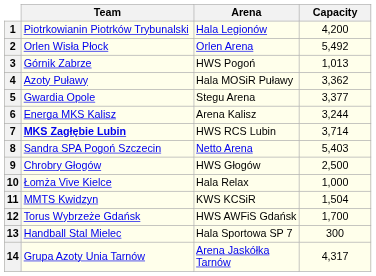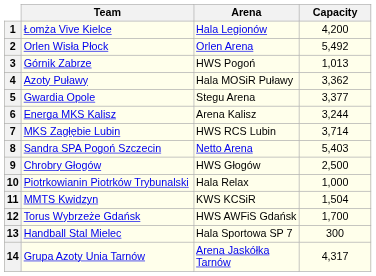(106, 30) Piotrkowianin Piotrków Trybunalski -> (68, 30) Łomża Vive Kielce
(75, 132) bold -> (72, 132) normal
(68, 183) Łomża Vive Kielce -> (106, 183) Piotrkowianin Piotrków Trybunalski
